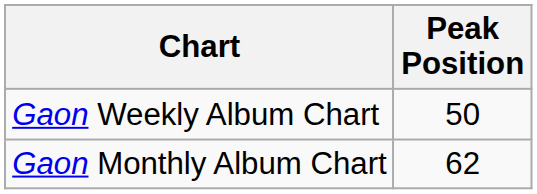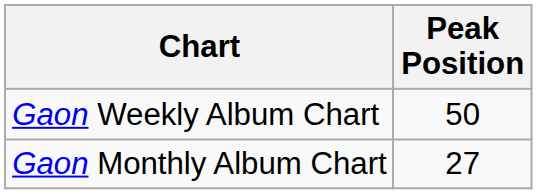(463, 163) 62 -> (463, 163) 27
